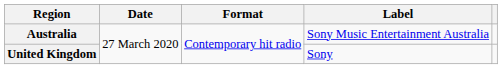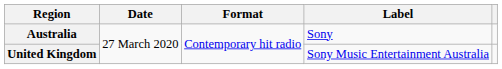(398, 34) Sony Music Entertainment Australia -> (320, 34) Sony
(320, 53) Sony -> (398, 53) Sony Music Entertainment Australia
